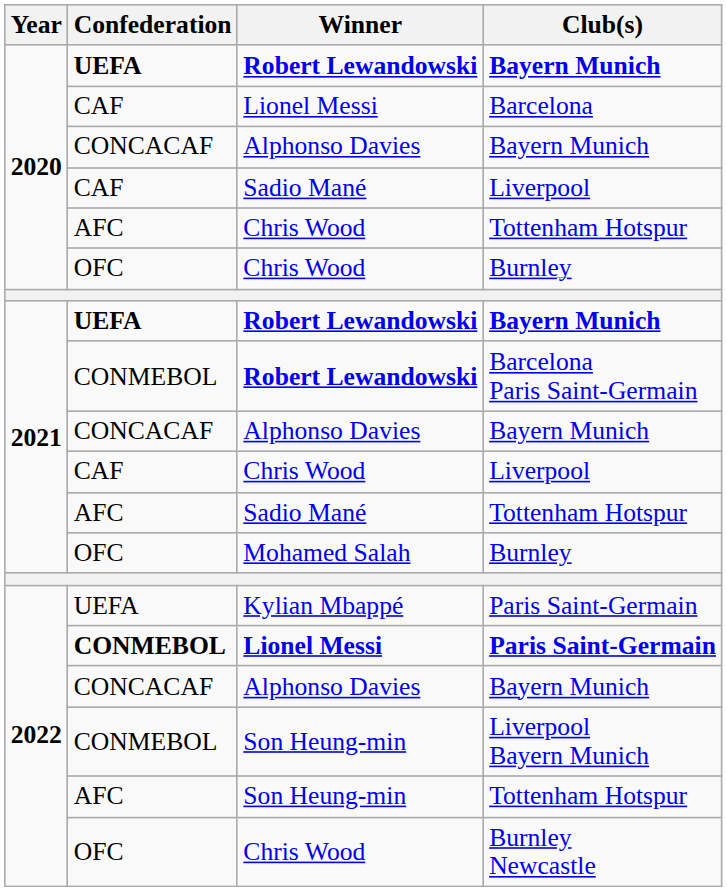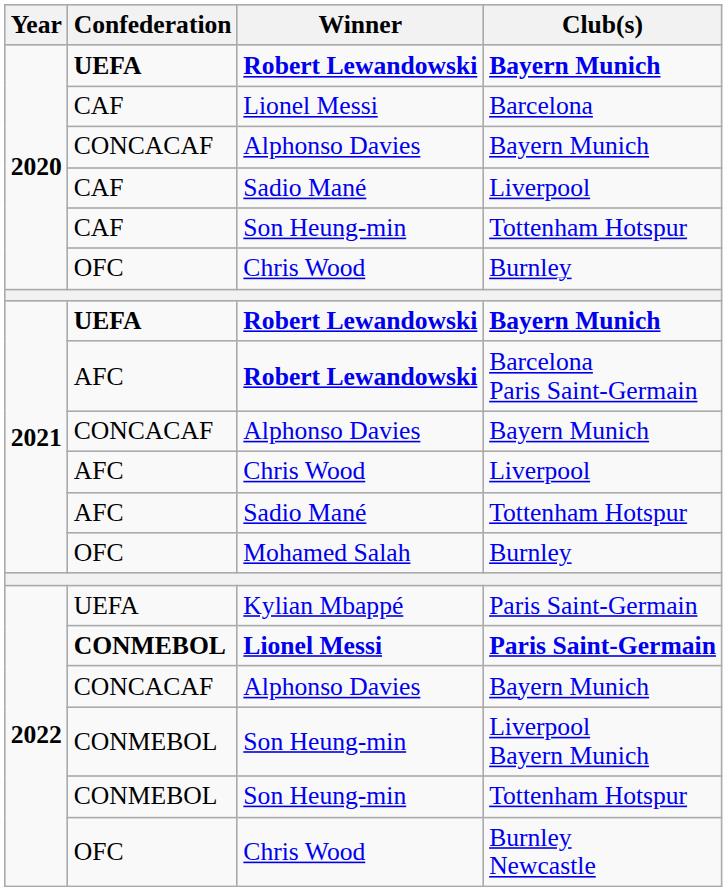(99, 227) AFC -> (99, 227) CAF
(304, 227) Chris Wood -> (325, 227) Son Heung-min
(146, 375) CONMEBOL -> (99, 375) AFC
(99, 471) CAF -> (99, 471) AFC
(99, 796) AFC -> (146, 796) CONMEBOL
